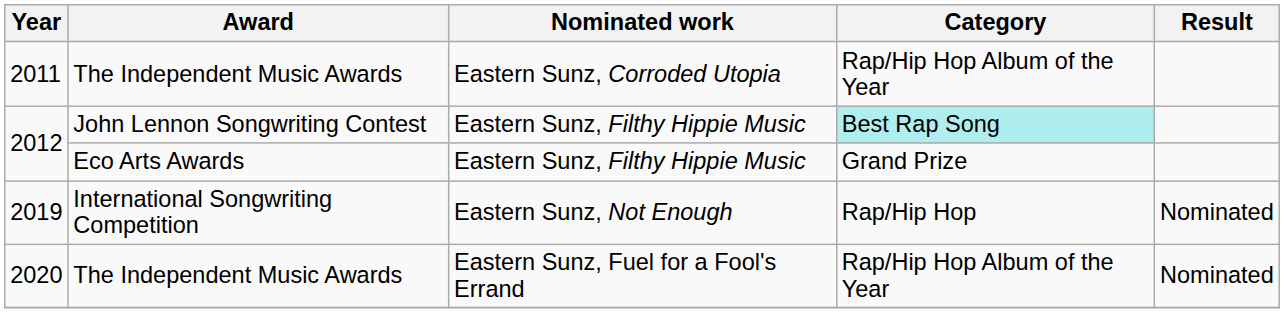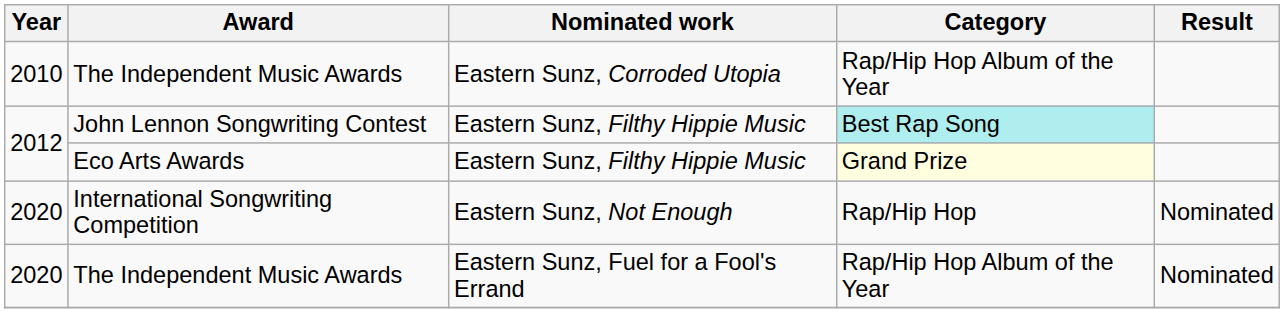(35, 73) 2011 -> (36, 73) 2010
(904, 161) no background -> (904, 161) lightyellow background
(36, 212) 2019 -> (36, 212) 2020
